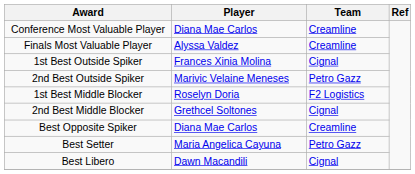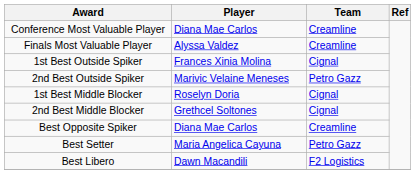(337, 95) F2 Logistics -> (324, 95) Cignal
(324, 161) Cignal -> (337, 161) F2 Logistics
